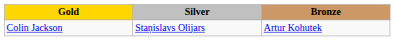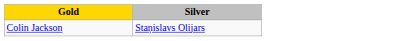- column: (326, 12)
